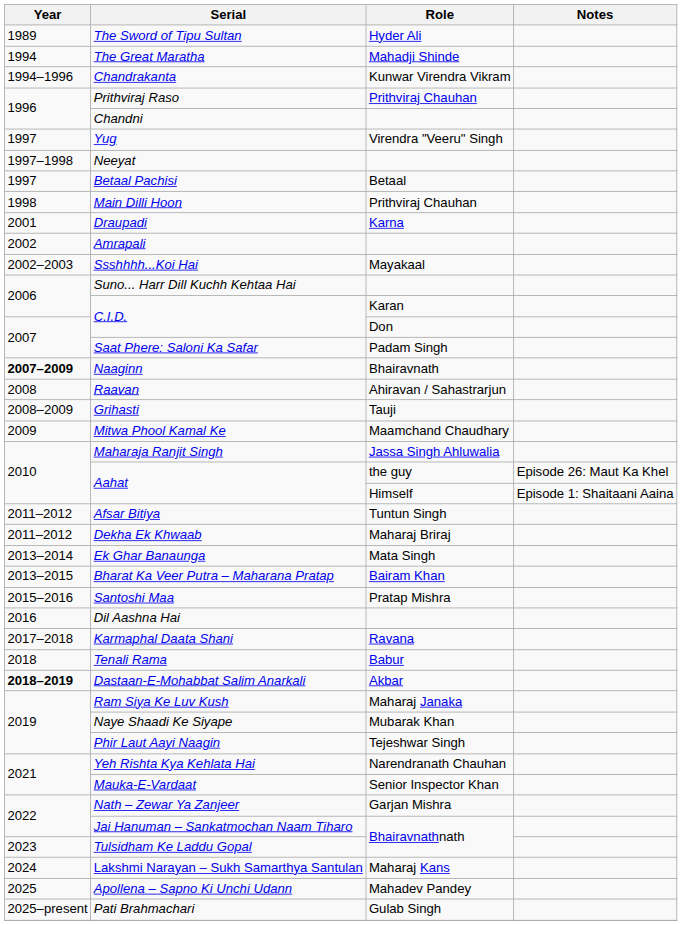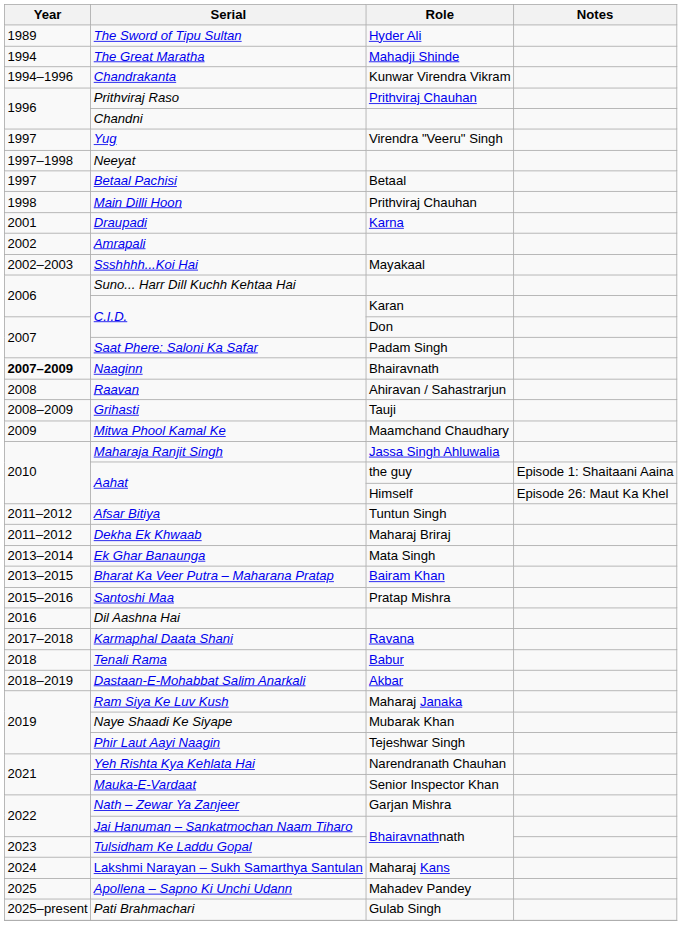(593, 472) Episode 26: Maut Ka Khel -> (595, 472) Episode 1: Shaitaani Aaina
(595, 493) Episode 1: Shaitaani Aaina -> (593, 493) Episode 26: Maut Ka Khel
(40, 680) bold -> (40, 680) normal
